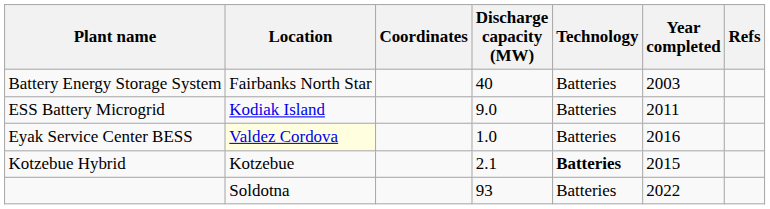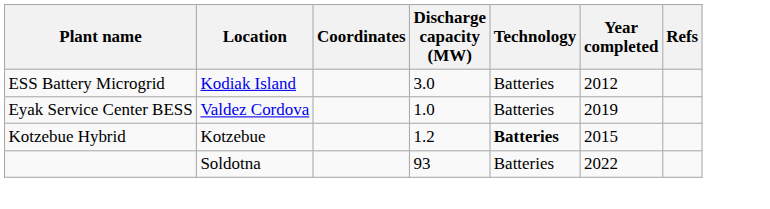- row: (115, 83)
(486, 109) 9.0 -> (424, 83) 3.0
(663, 109) 2011 -> (601, 83) 2012
(284, 136) lightyellow background -> (255, 109) no background
(663, 136) 2016 -> (601, 109) 2019
(486, 163) 2.1 -> (424, 136) 1.2
